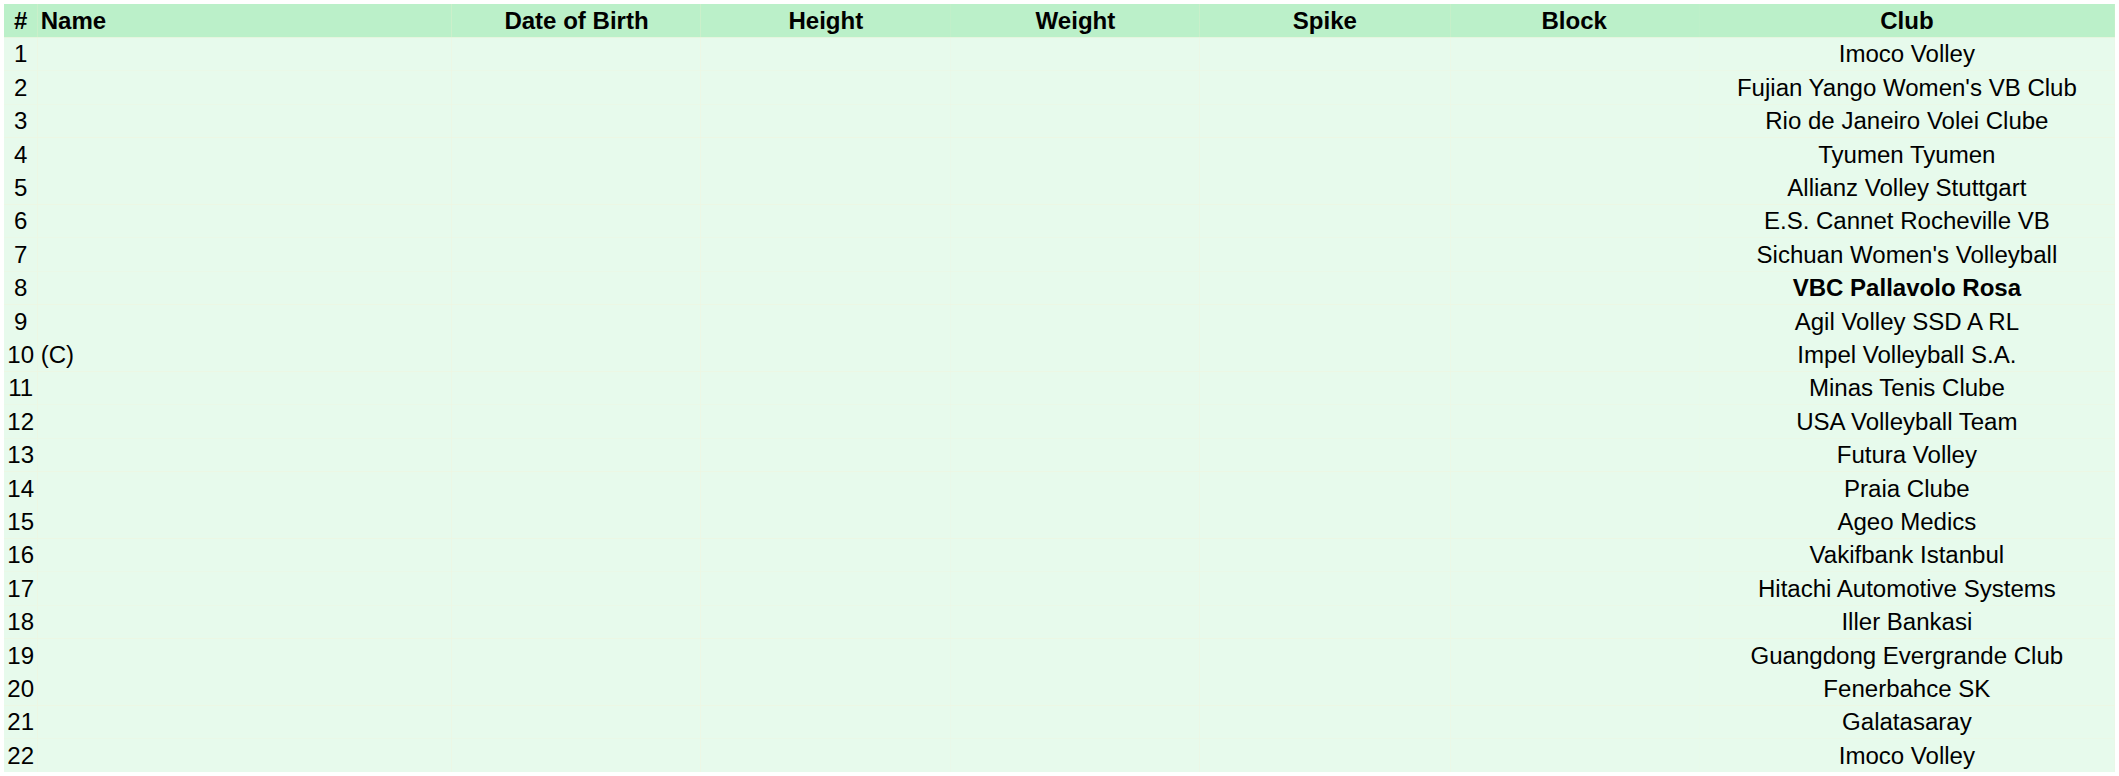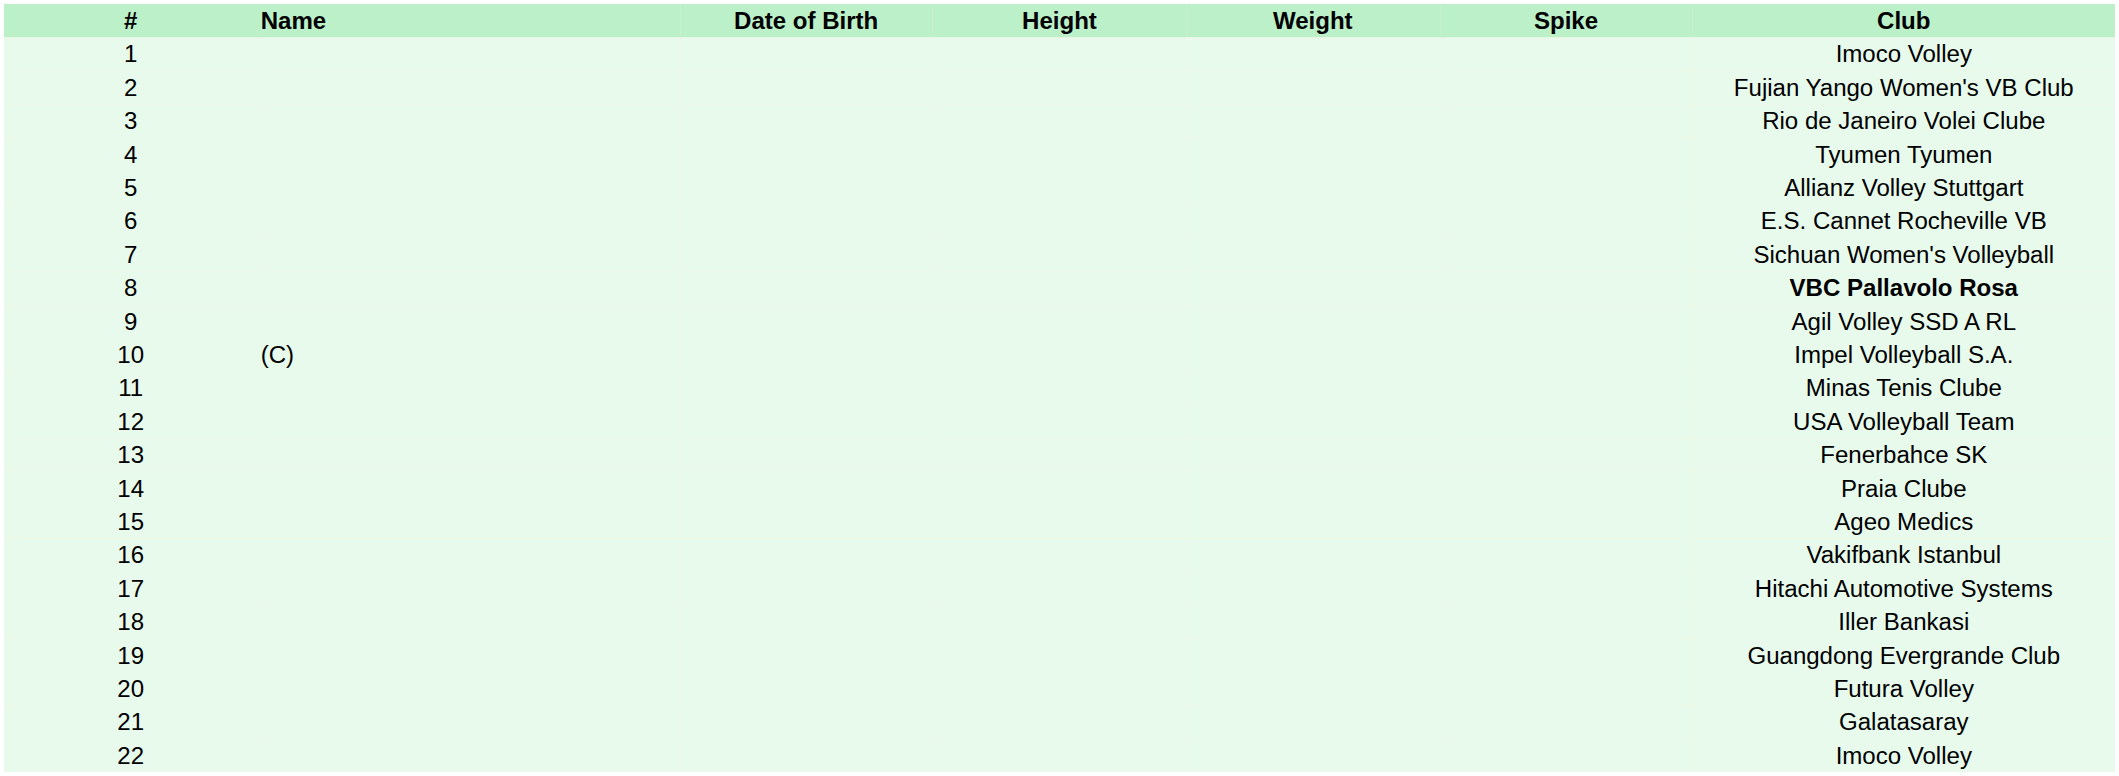- column: (1574, 21)
(1907, 455) Futura Volley -> (1904, 455) Fenerbahce SK
(1907, 689) Fenerbahce SK -> (1904, 689) Futura Volley
